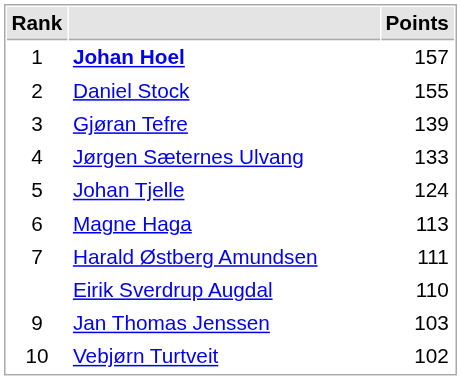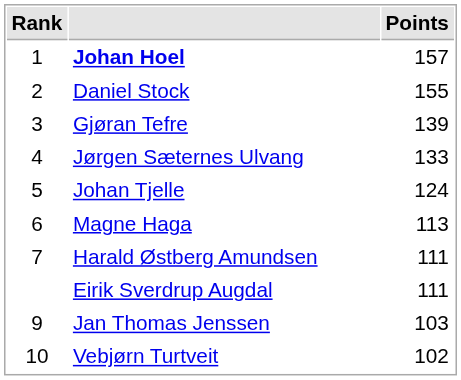(432, 290) 110 -> (433, 290) 111
